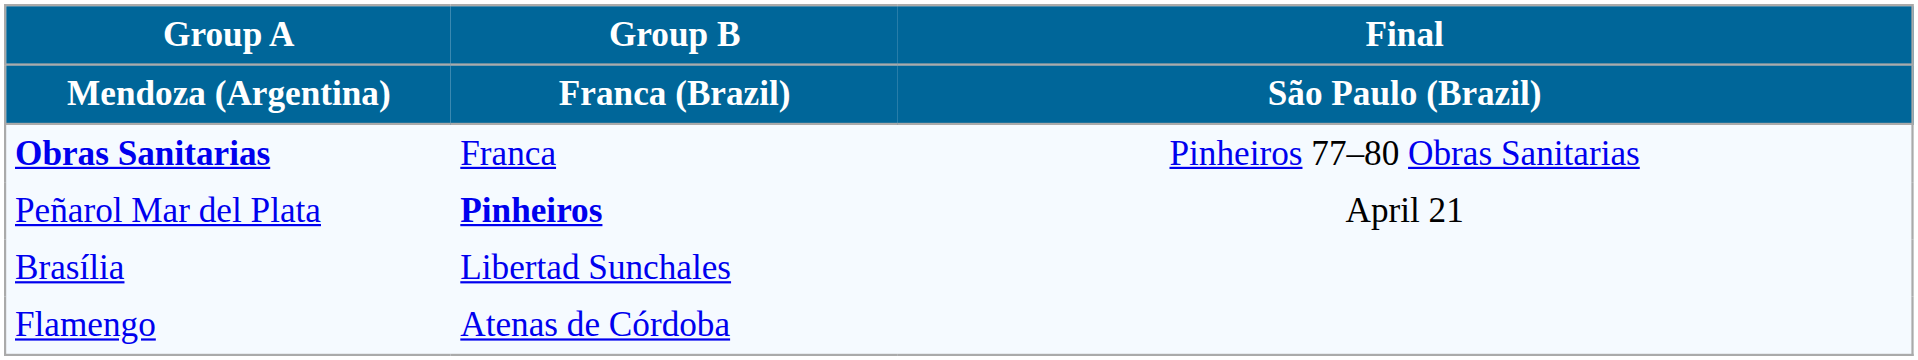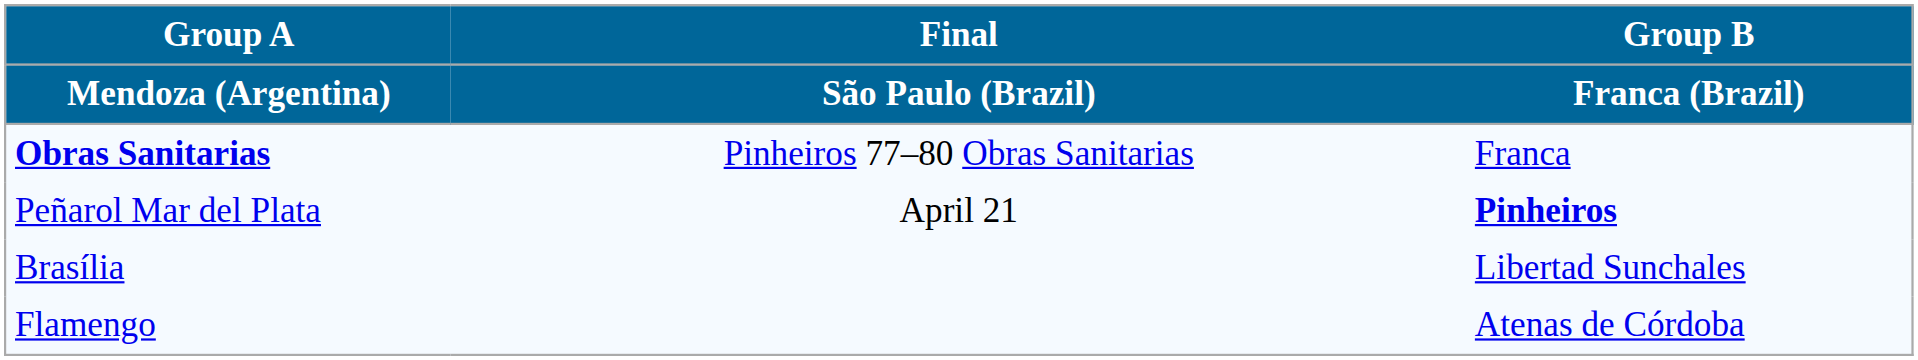columns swapped: (675, 93) <-> (1405, 93)
